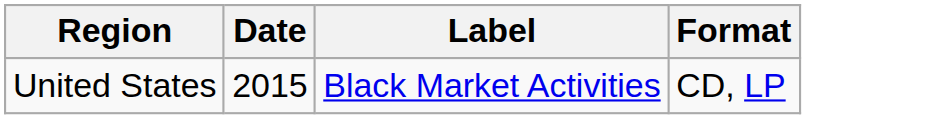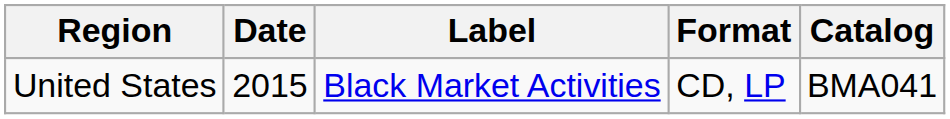+ column: (872, 31)
